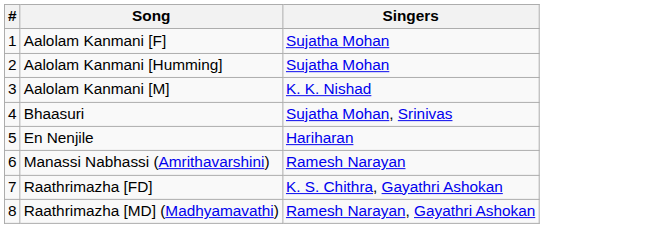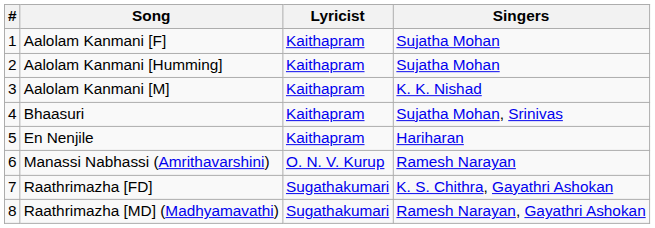+ column: (338, 16)
